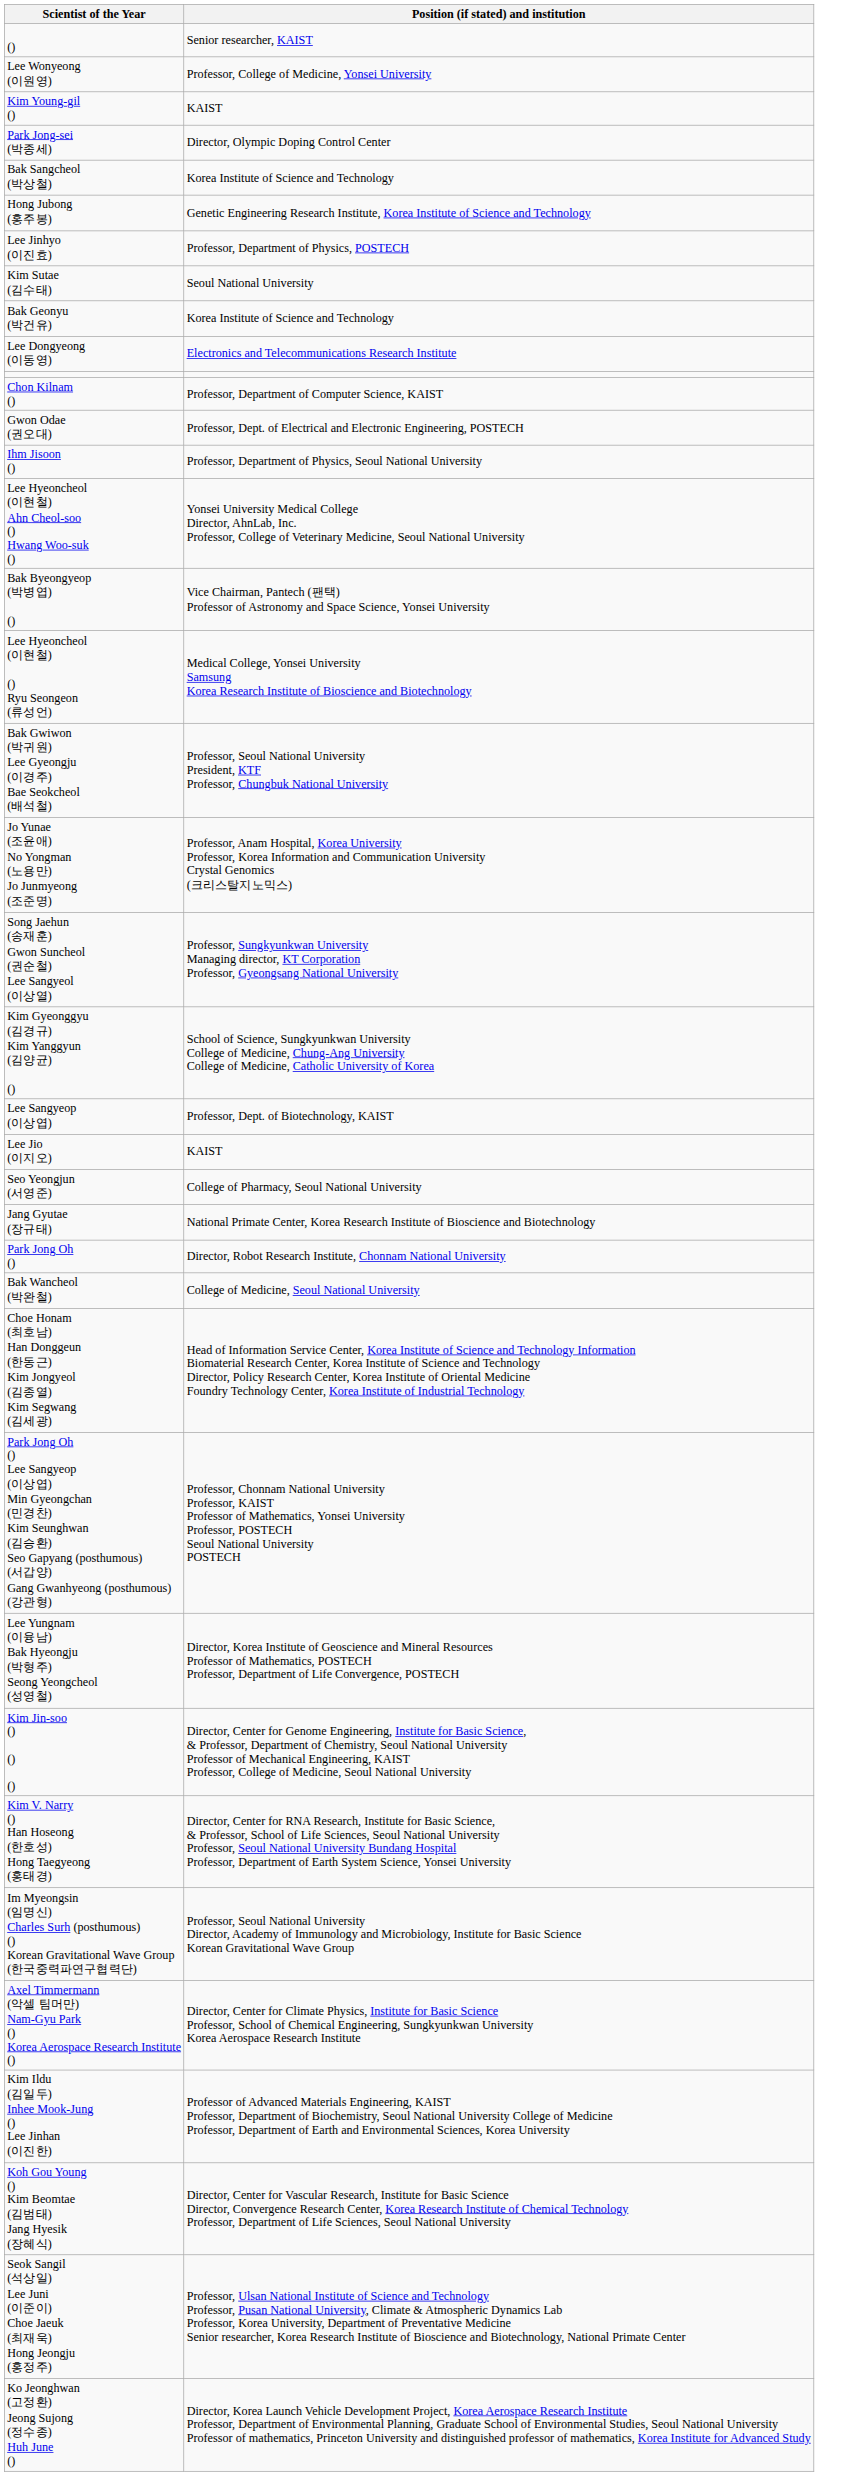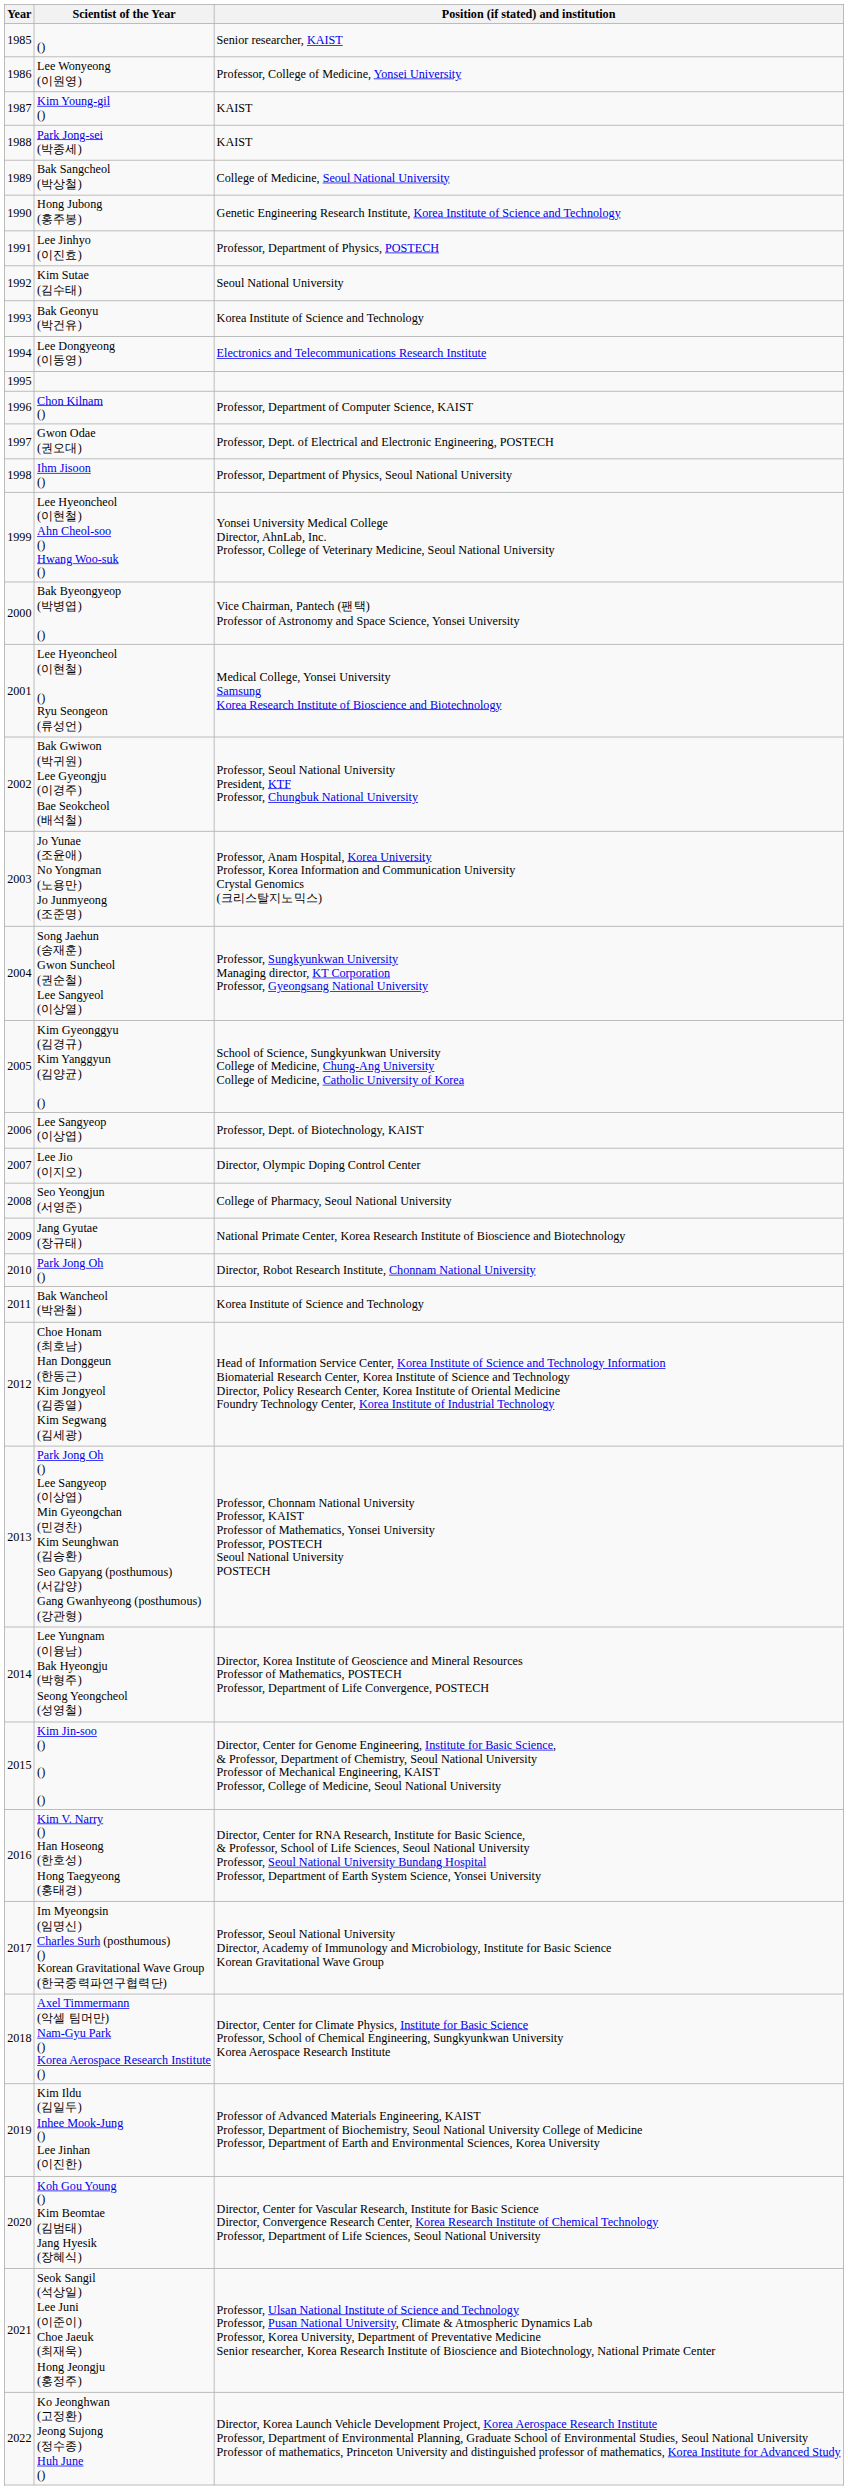+ column: (19, 14)
(289, 142) Director, Olympic Doping Control Center -> (234, 142) KAIST
(290, 177) Korea Institute of Science and Technology -> (333, 177) College of Medicine, Seoul National University
(205, 1151) KAIST -> (319, 1165) Director, Olympic Doping Control Center
(303, 1290) College of Medicine, Seoul National University -> (320, 1304) Korea Institute of Science and Technology
